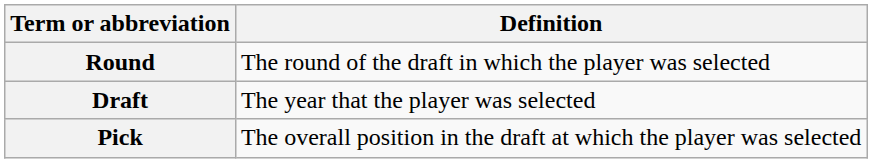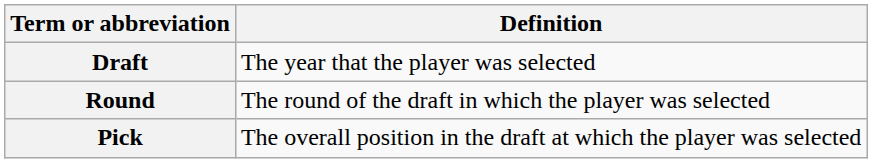rows swapped: (120, 99) <-> (120, 61)
